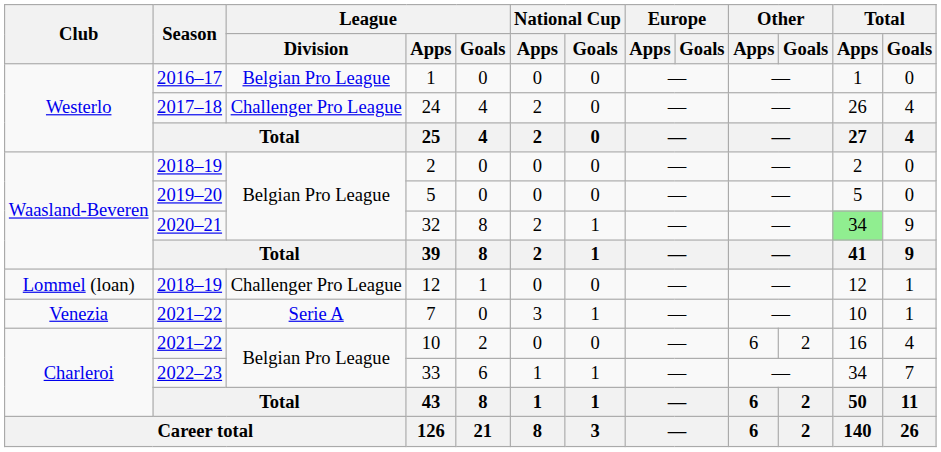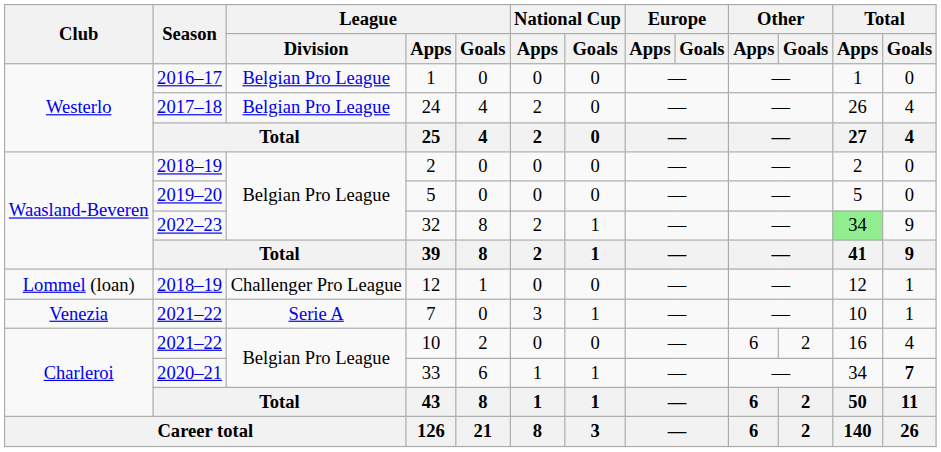(316, 107) Challenger Pro League -> (316, 107) Belgian Pro League
(190, 225) 2020–21 -> (190, 225) 2022–23
(190, 372) 2022–23 -> (190, 372) 2020–21
(909, 372) normal -> (909, 372) bold
